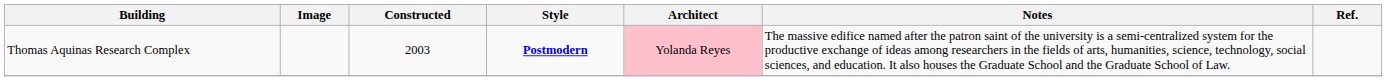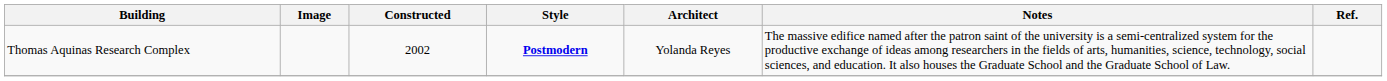(418, 50) 2003 -> (418, 50) 2002
(693, 50) pink background -> (693, 50) no background
